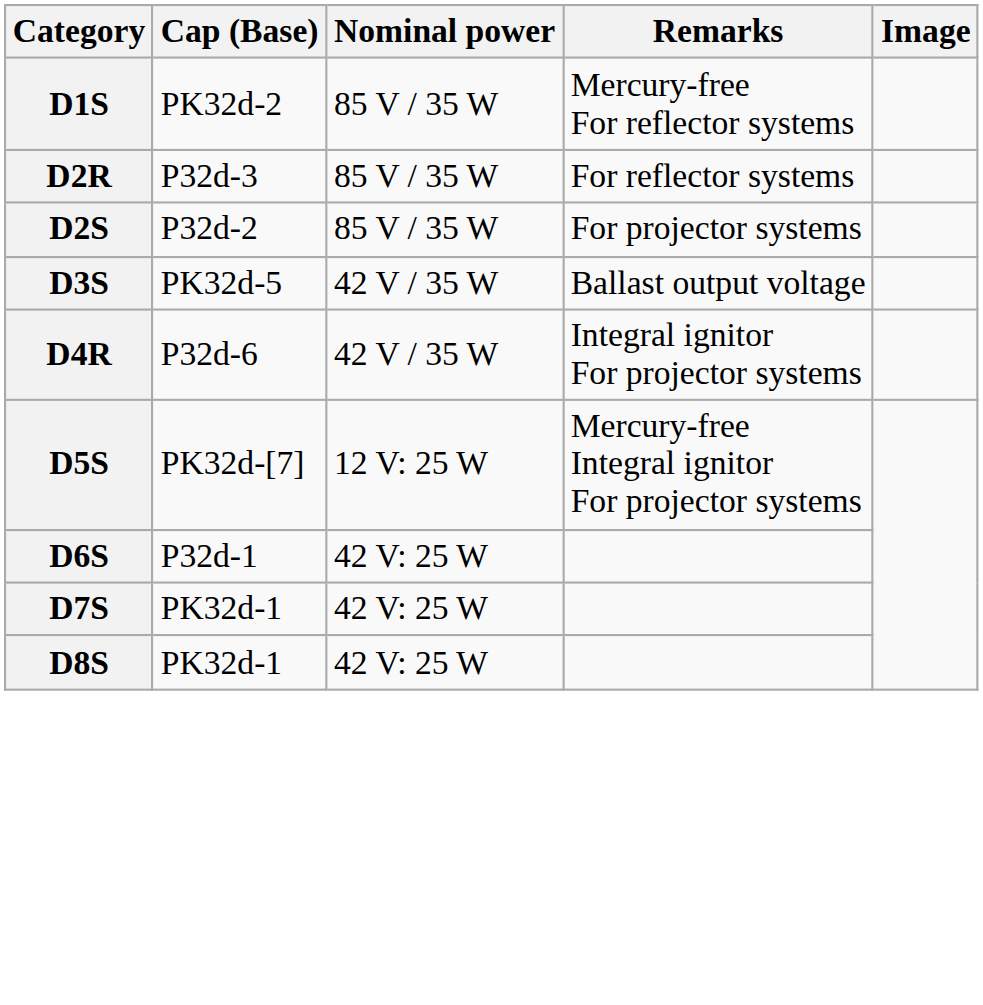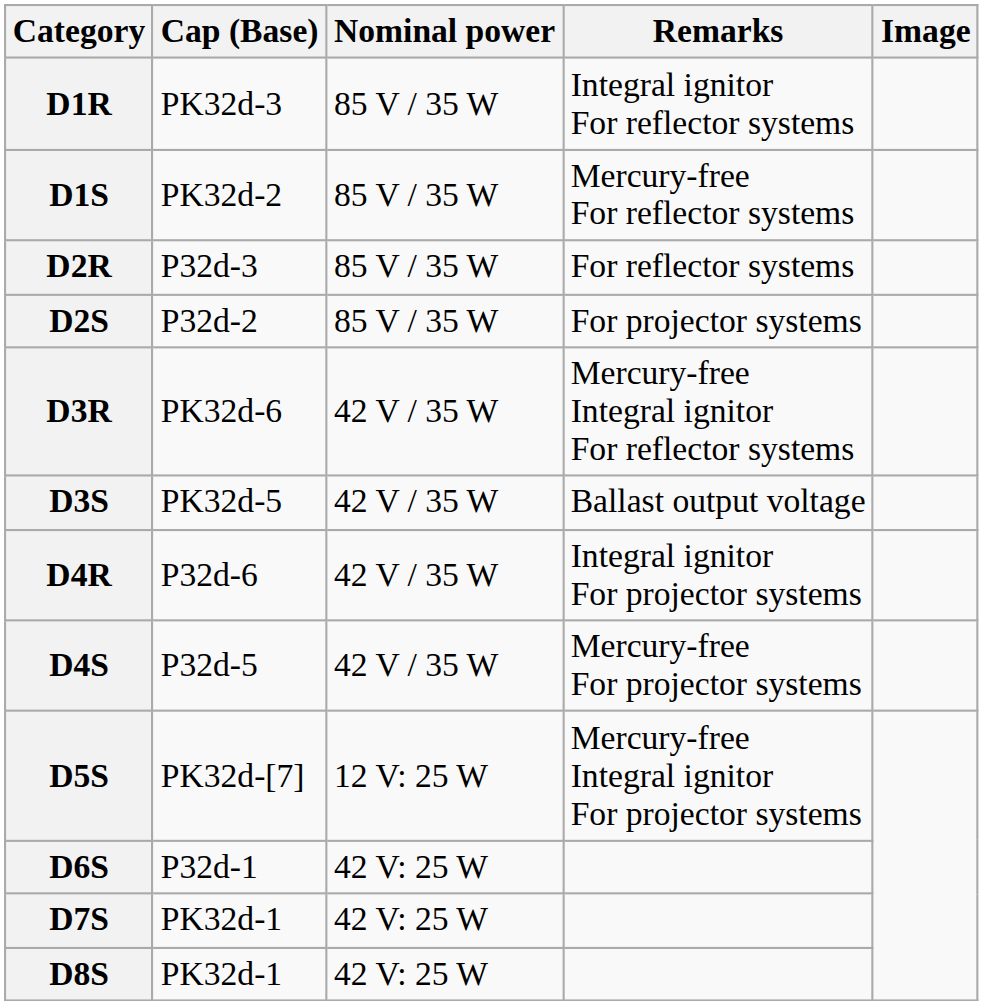+ row: (79, 103)
+ row: (79, 410)
+ row: (79, 665)
